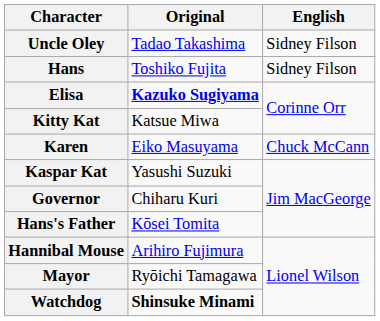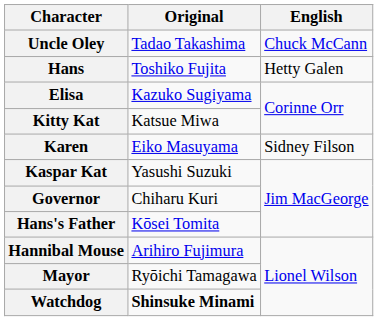(311, 43) Sidney Filson -> (316, 43) Chuck McCann
(311, 69) Sidney Filson -> (304, 69) Hetty Galen
(195, 95) bold -> (191, 95) normal
(318, 146) Chuck McCann -> (309, 146) Sidney Filson
